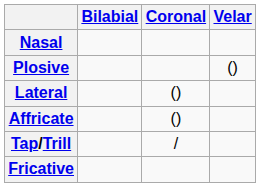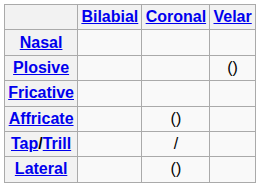rows swapped: (41, 169) <-> (41, 93)
